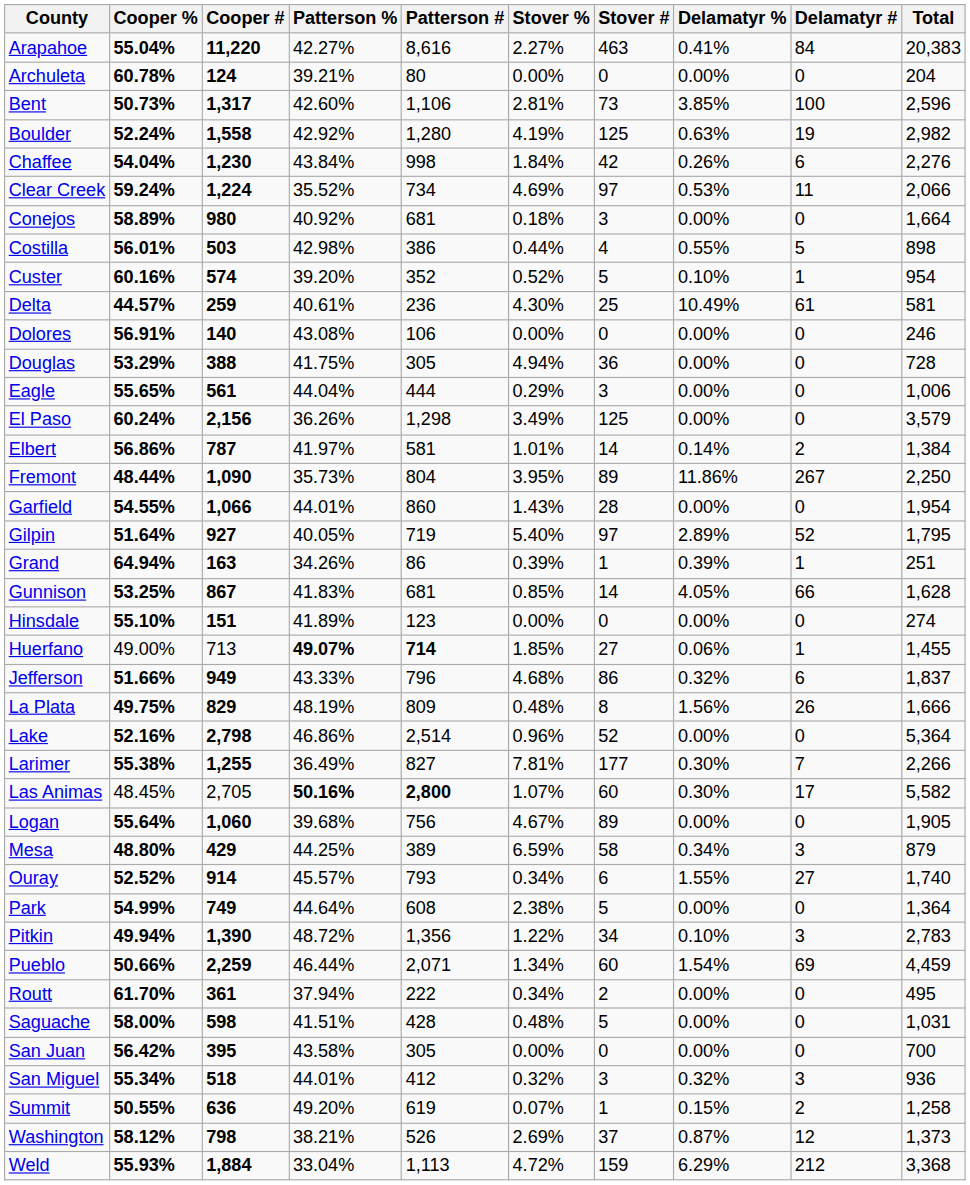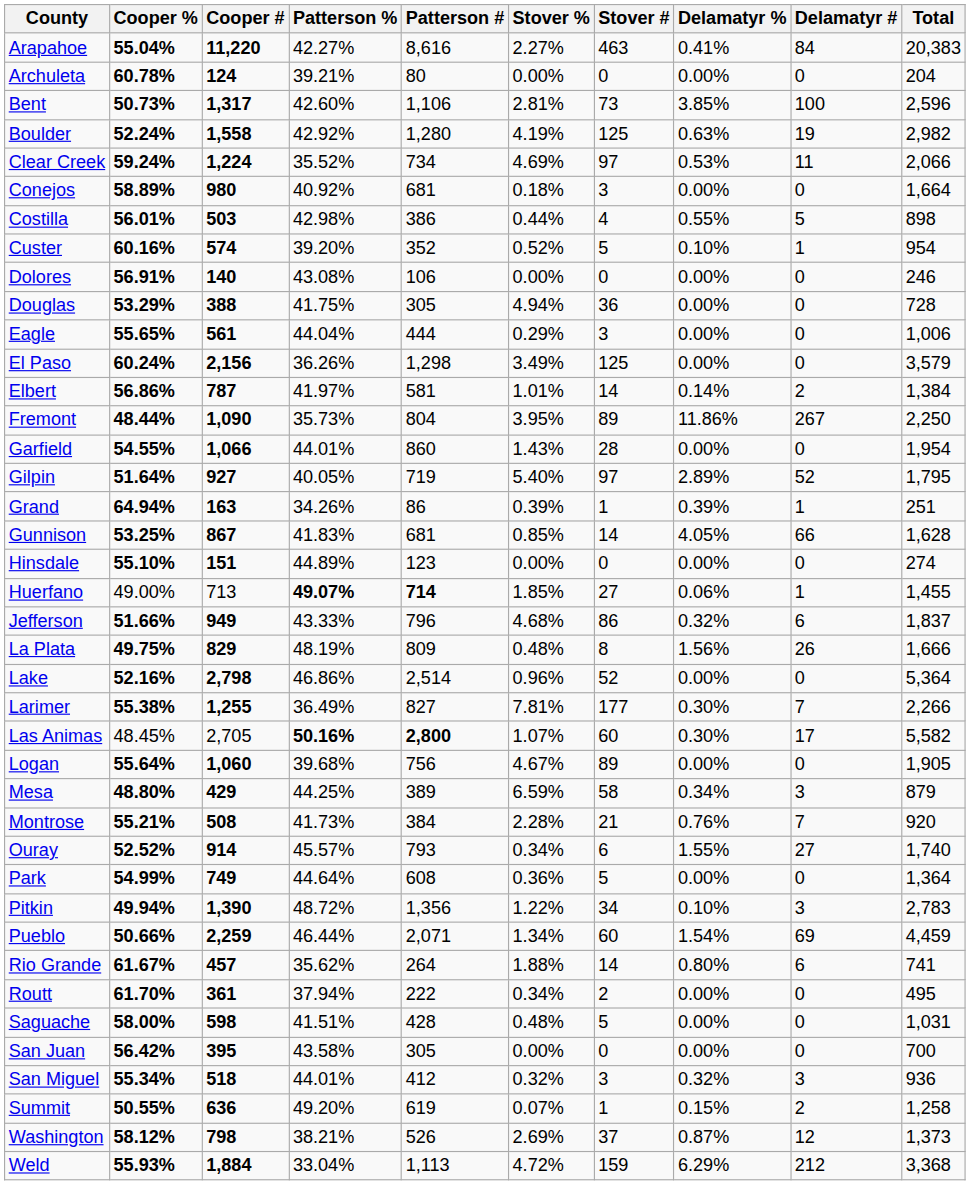- row: (40, 162)
- row: (30, 305)
(324, 620) 41.89% -> (324, 563) 44.89%
+ row: (46, 821)
(538, 907) 2.38% -> (538, 879) 0.36%
+ row: (55, 965)
